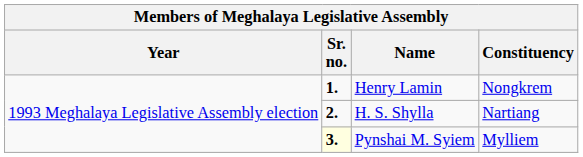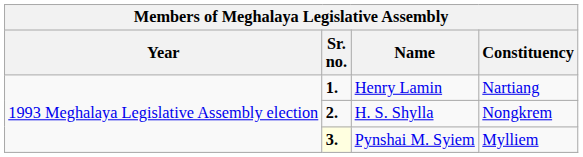(517, 87) Nongkrem -> (511, 87) Nartiang
(511, 113) Nartiang -> (517, 113) Nongkrem
